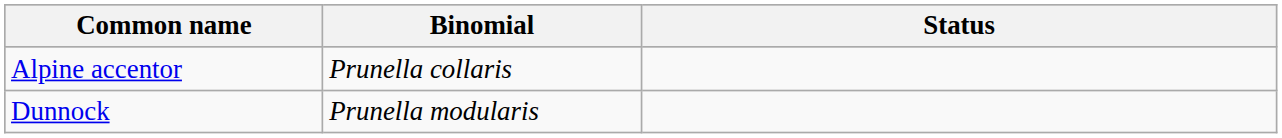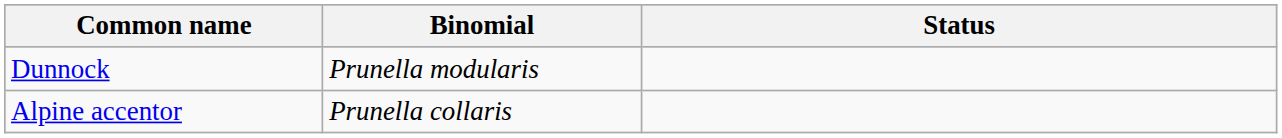rows swapped: (96, 68) <-> (60, 111)
